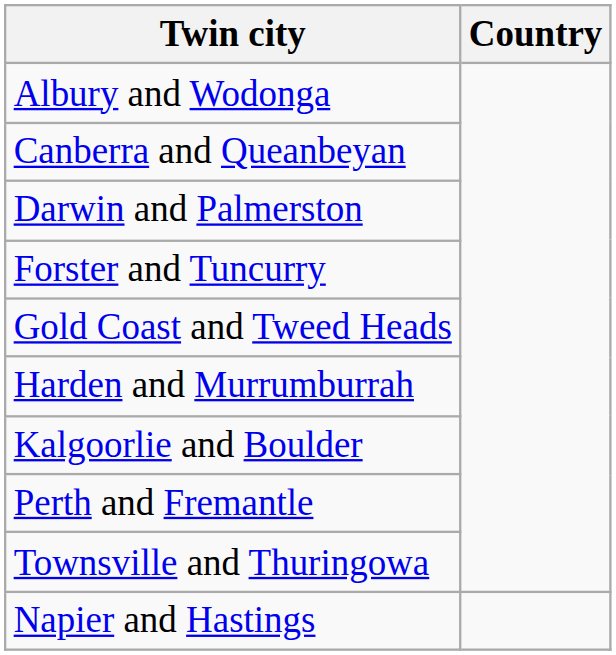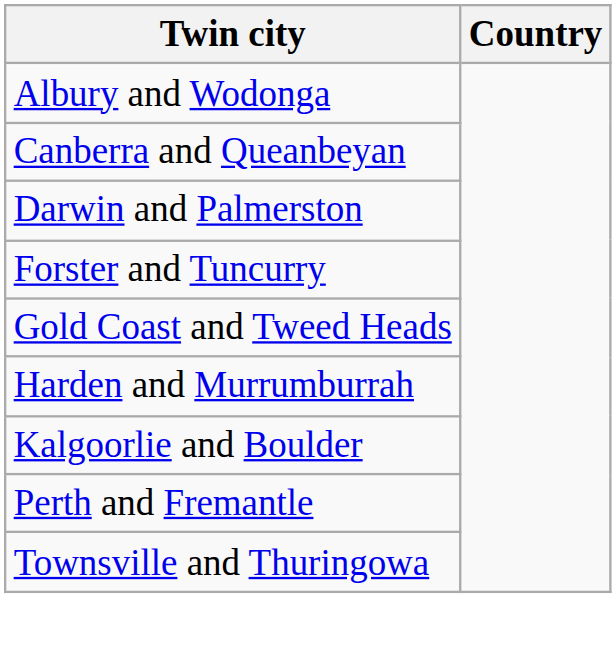- row: (165, 619)
